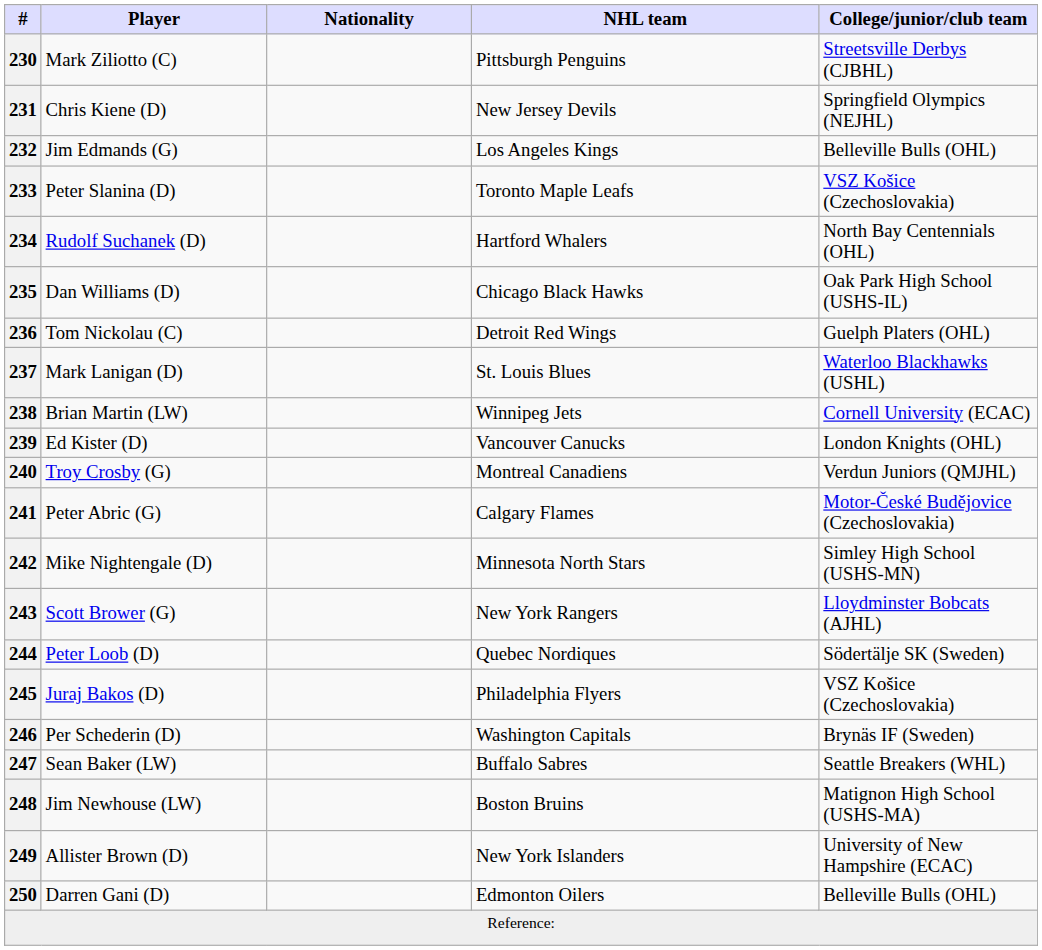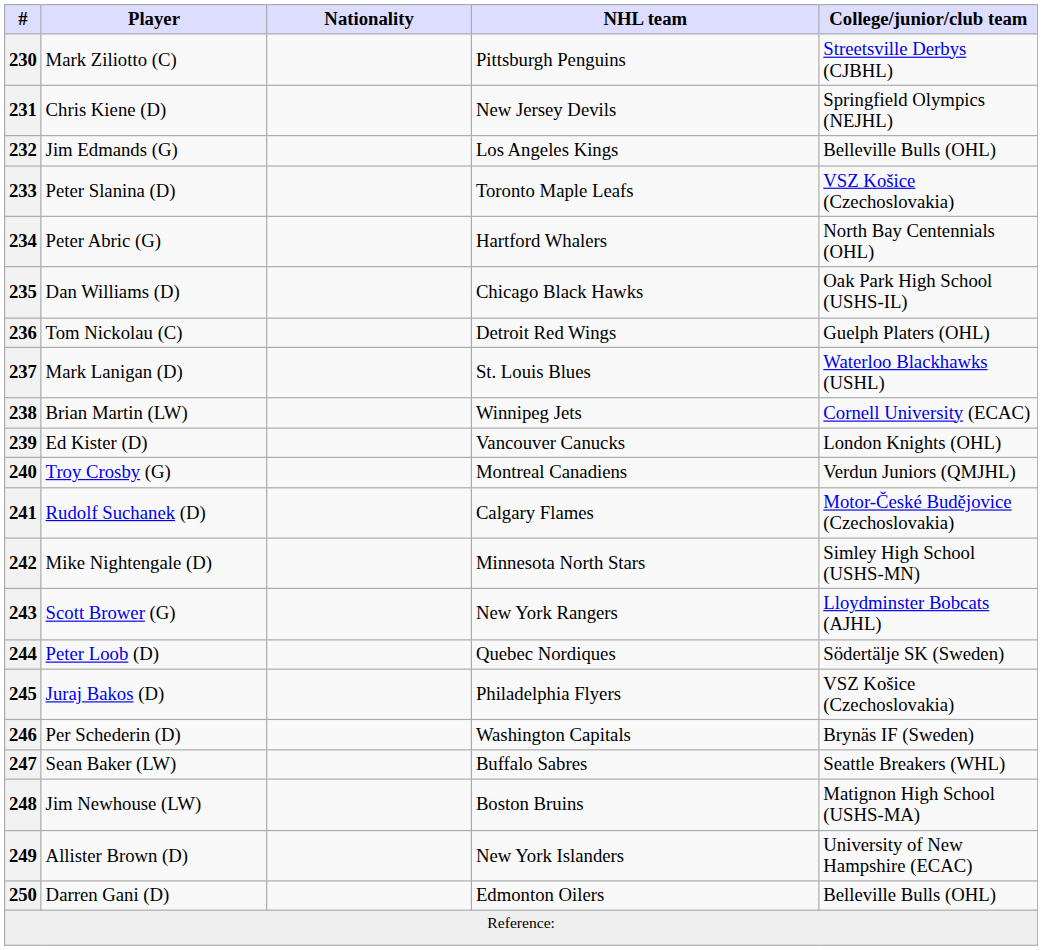(126, 241) Rudolf Suchanek (D) -> (103, 241) Peter Abric (G)
(103, 512) Peter Abric (G) -> (126, 512) Rudolf Suchanek (D)
